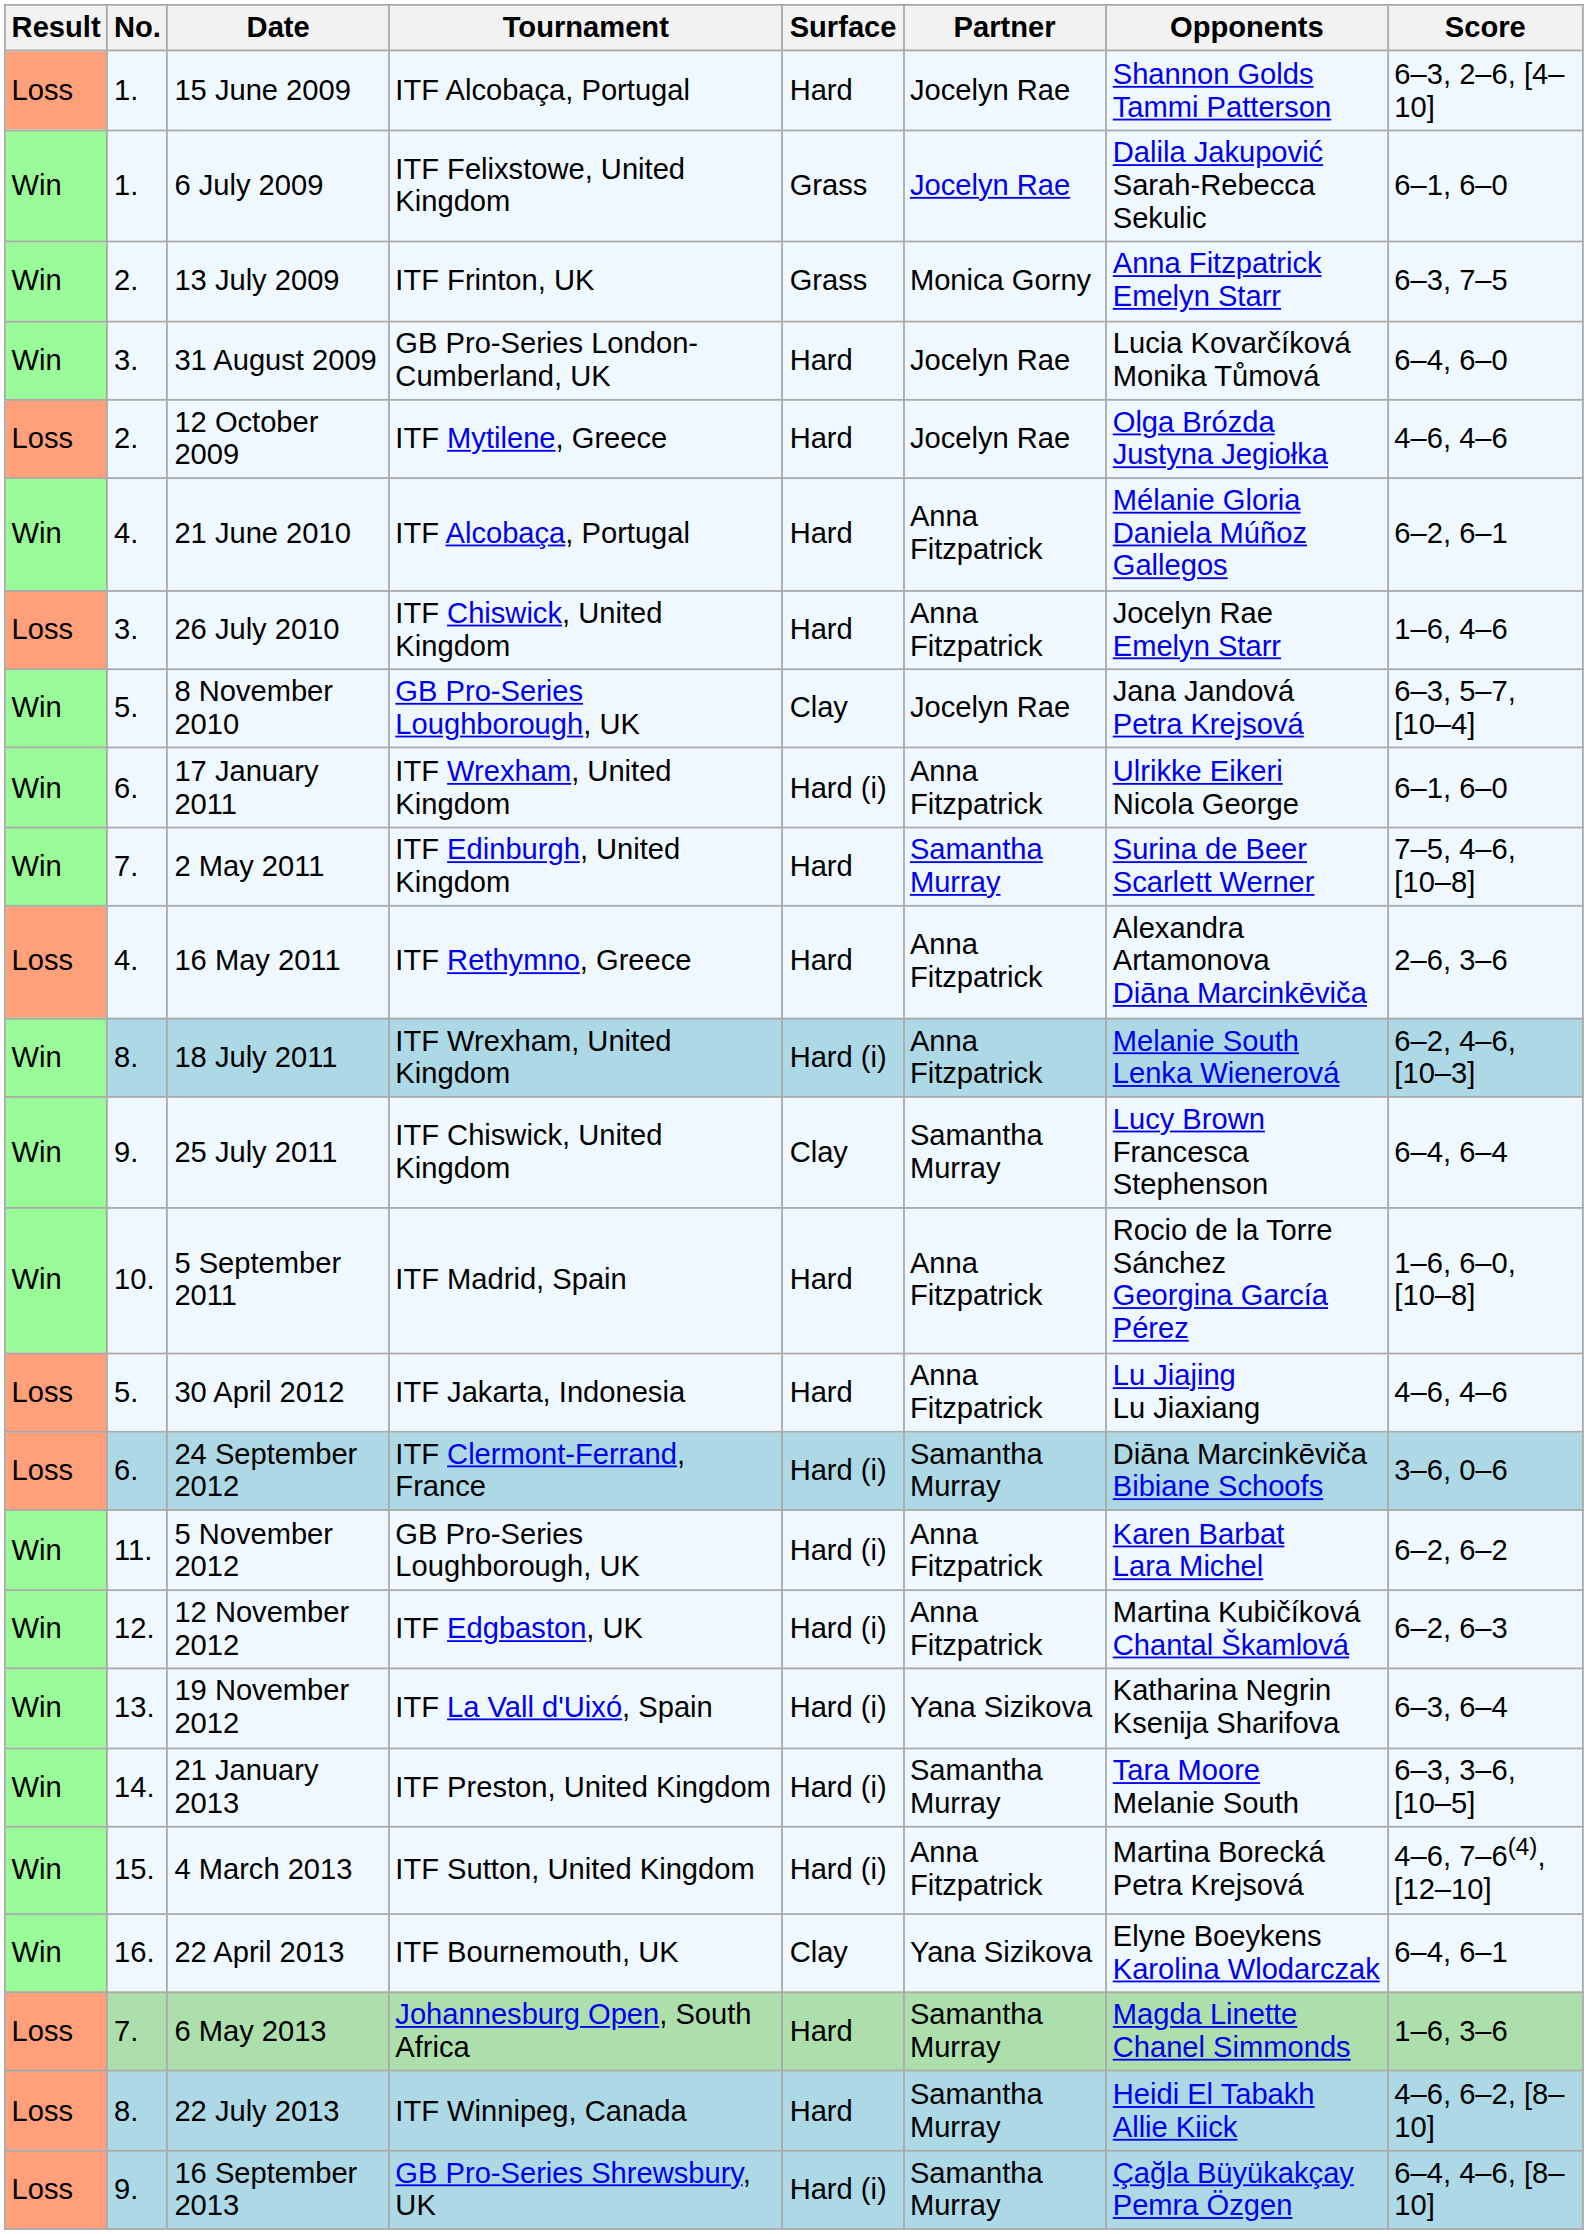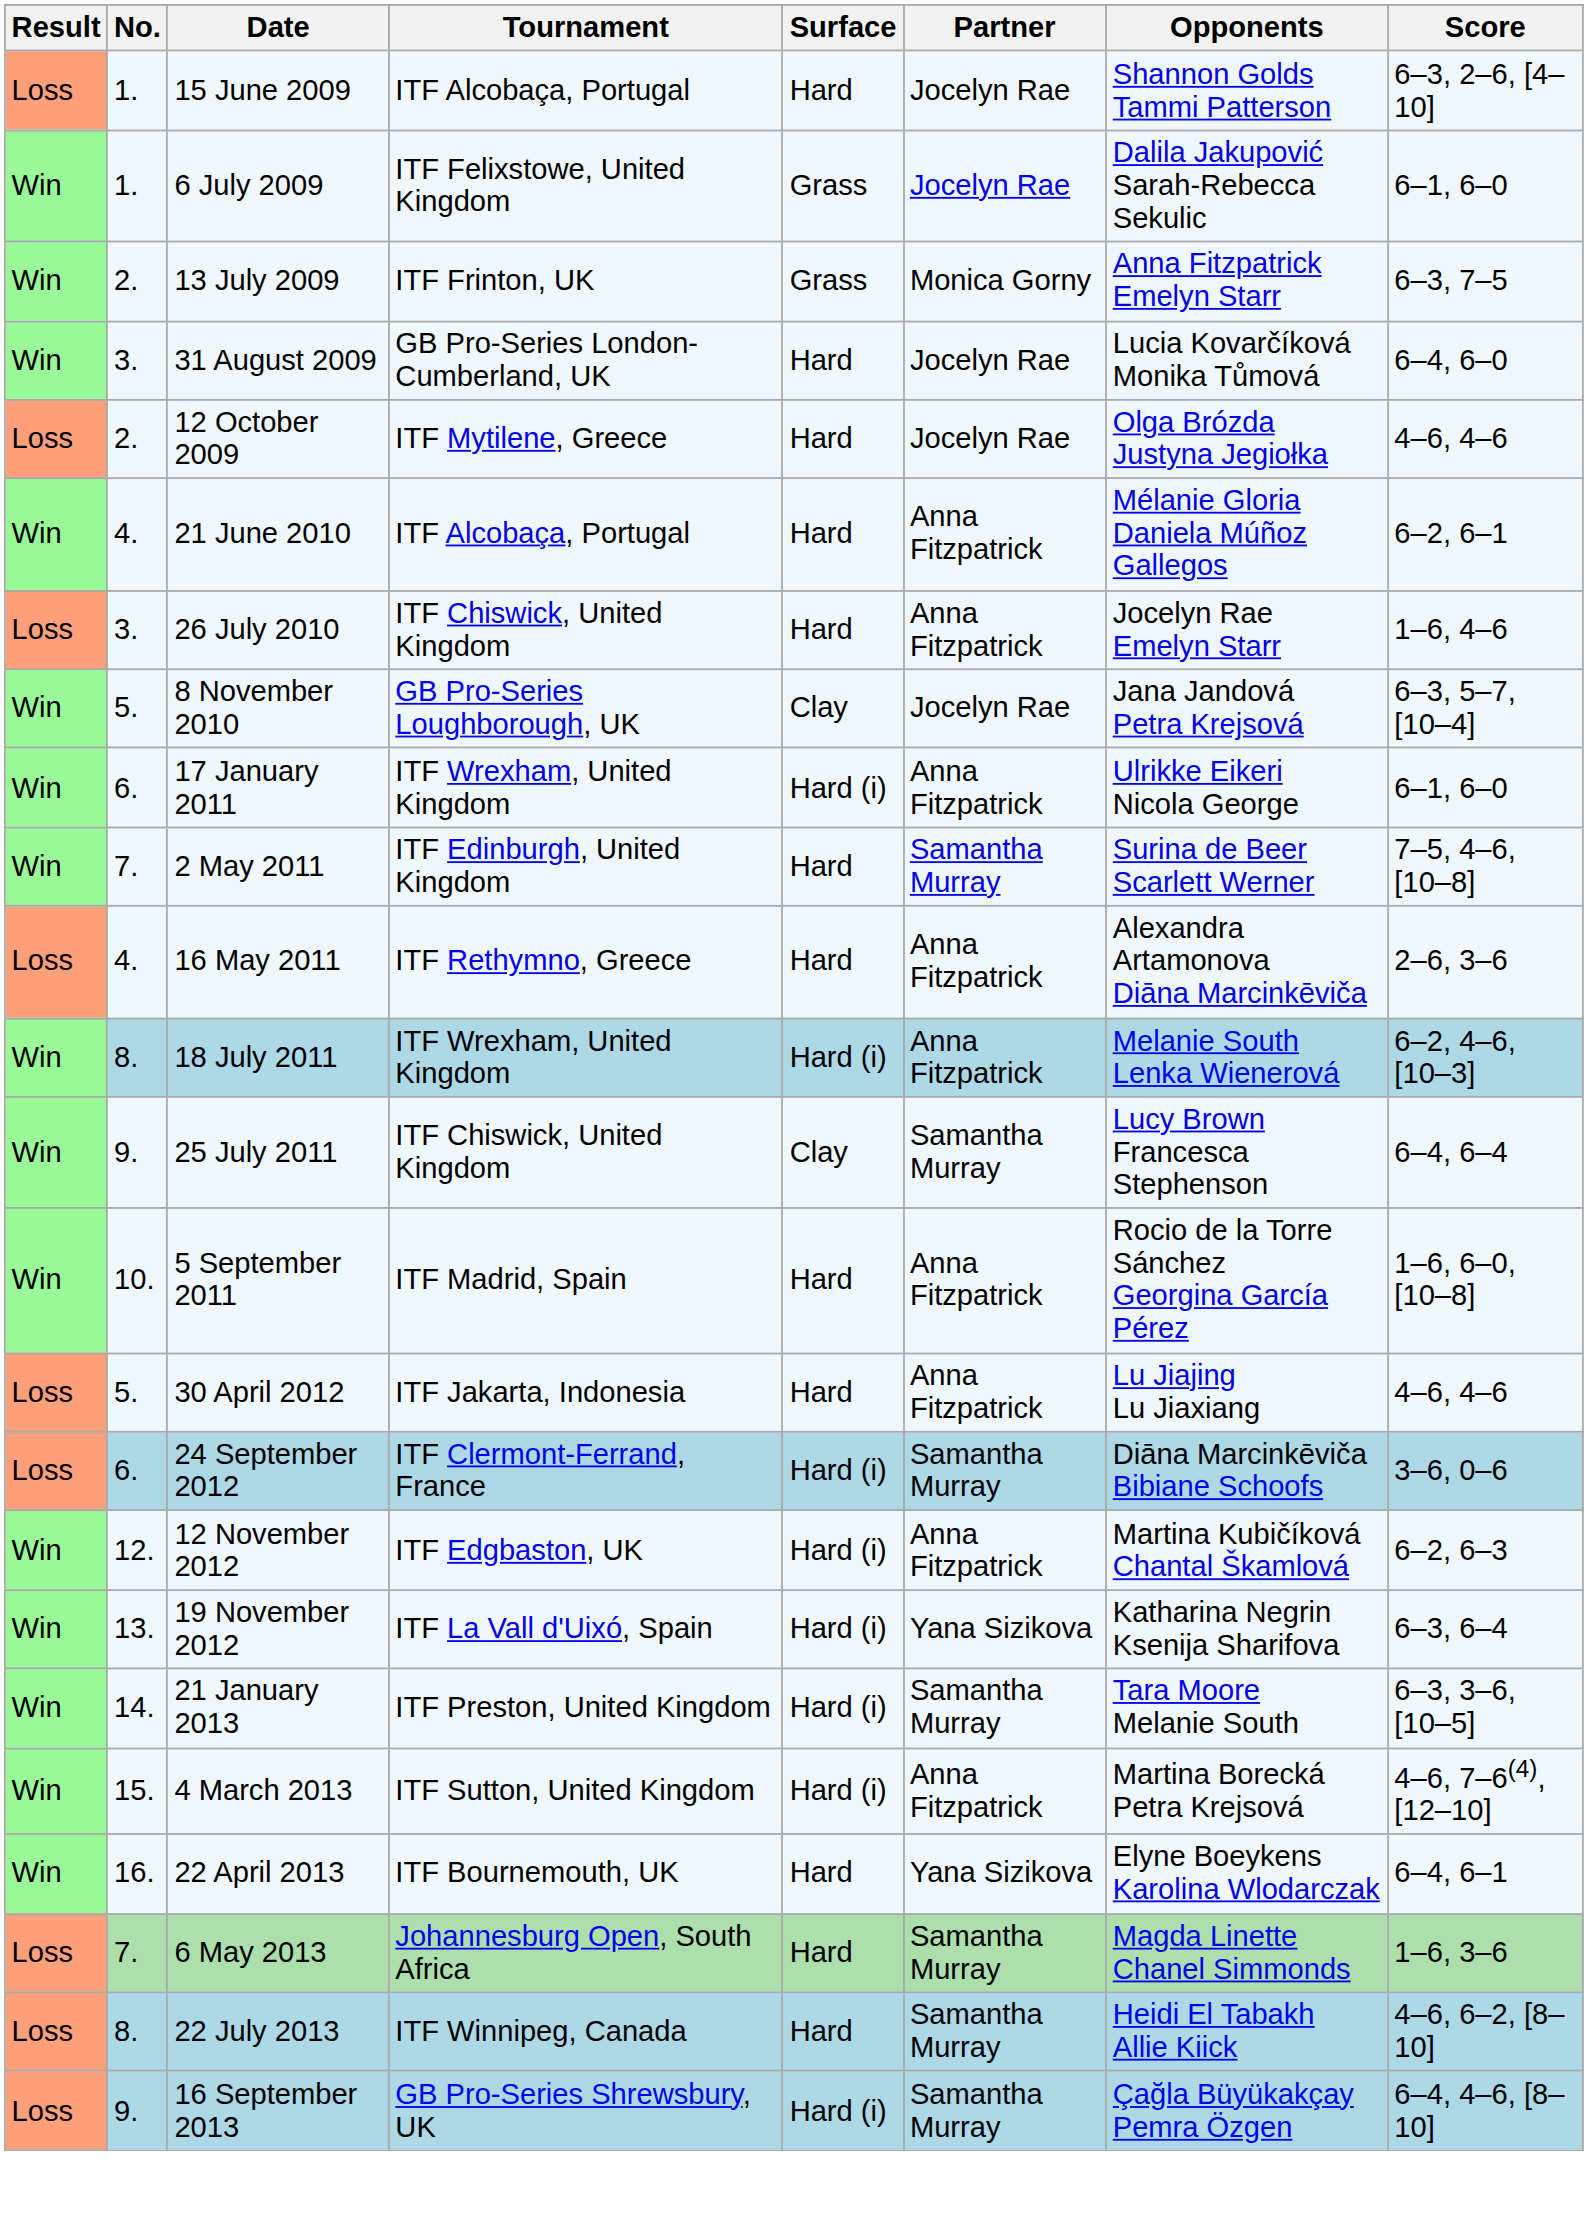- row: (254, 1549)
(819, 1952) Clay -> (821, 1873) Hard
